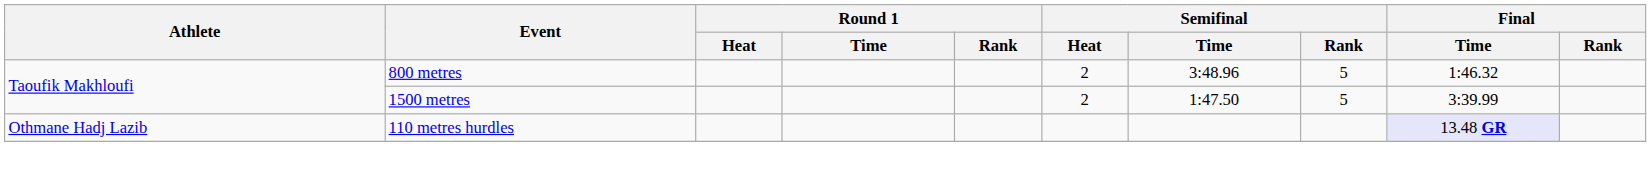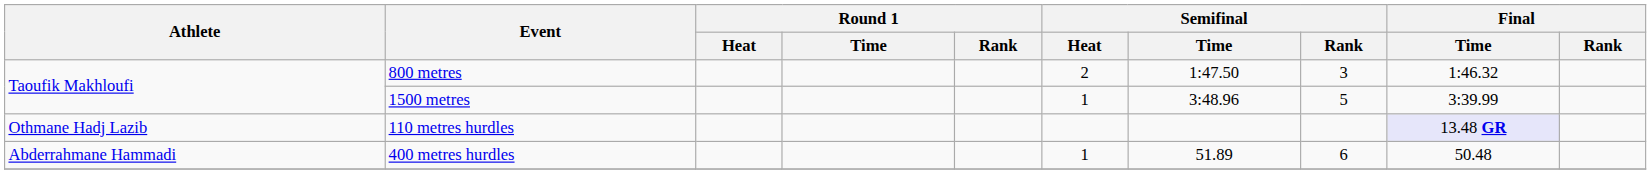(1214, 73) 3:48.96 -> (1214, 73) 1:47.50
(1344, 73) 5 -> (1344, 73) 3
(1085, 100) 2 -> (1085, 100) 1
(1214, 100) 1:47.50 -> (1214, 100) 3:48.96
+ row: (452, 155)
